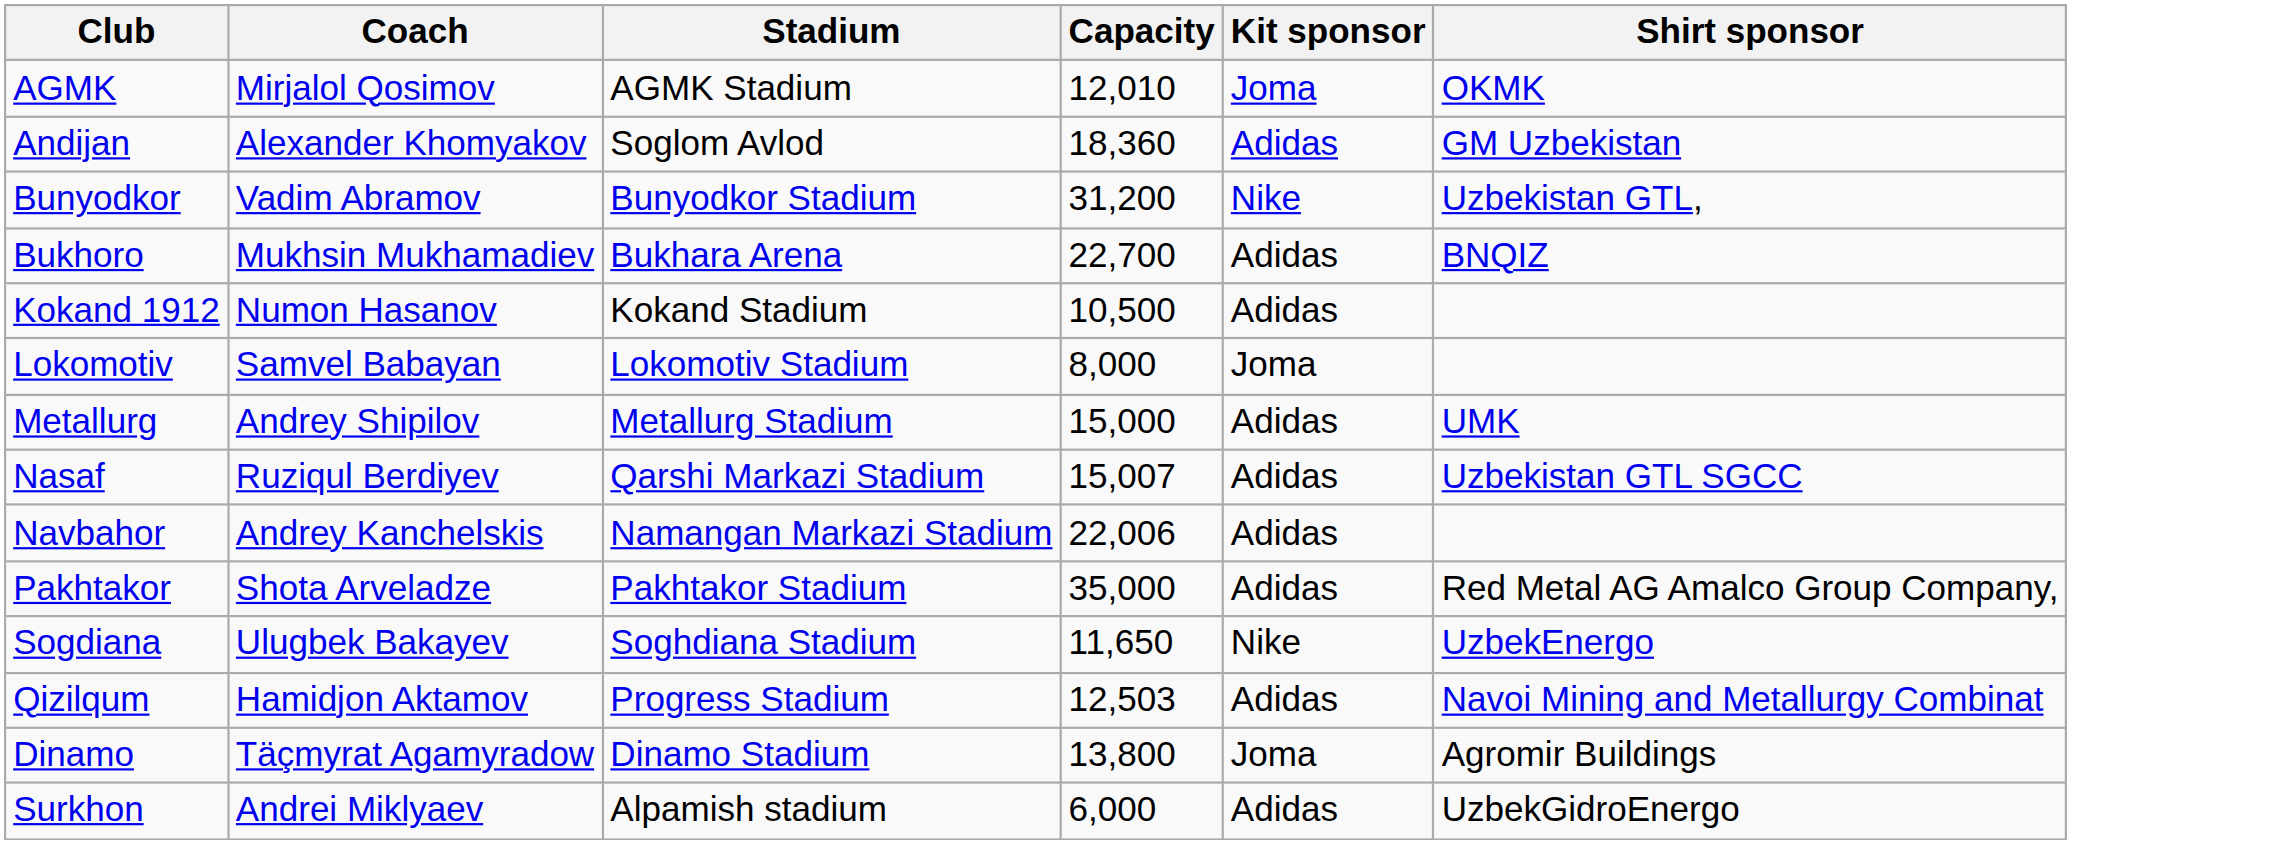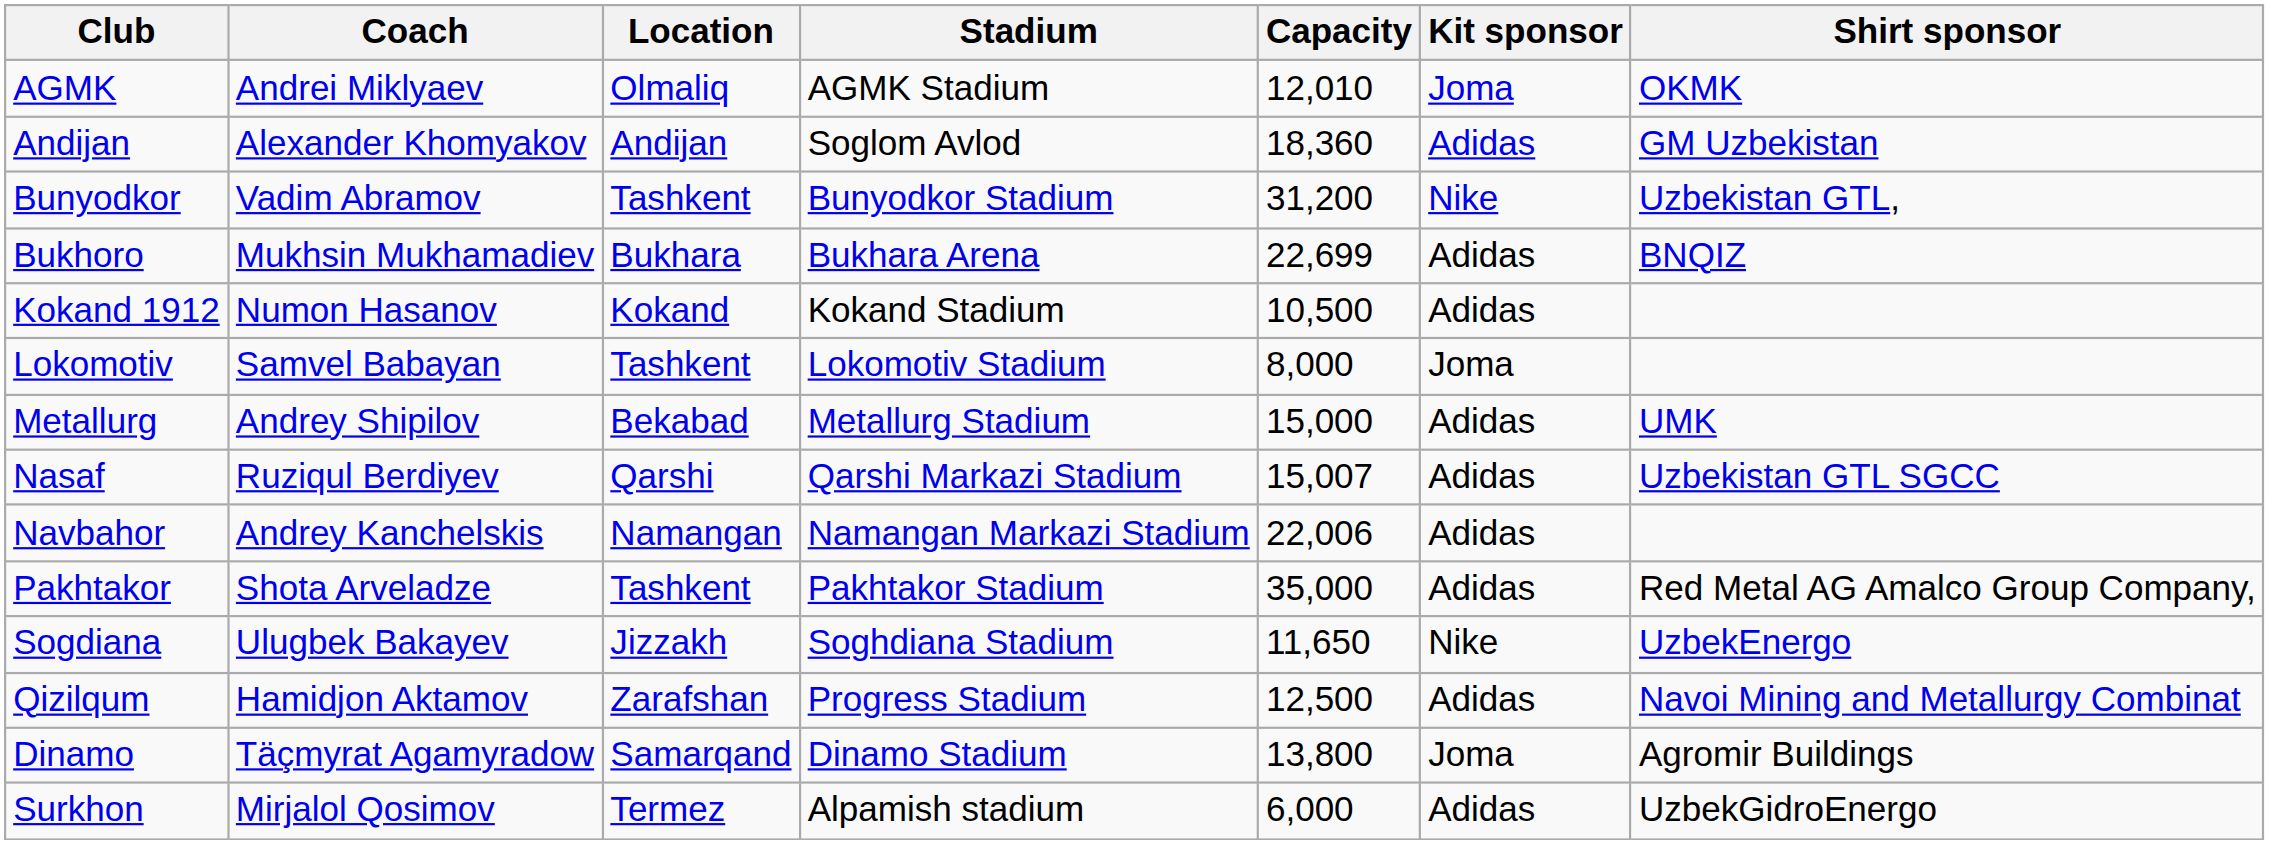+ column: (701, 32)
(365, 87) Mirjalol Qosimov -> (360, 87) Andrei Miklyaev
(1122, 254) 22,700 -> (1320, 254) 22,699
(1122, 699) 12,503 -> (1320, 699) 12,500
(360, 810) Andrei Miklyaev -> (365, 810) Mirjalol Qosimov
